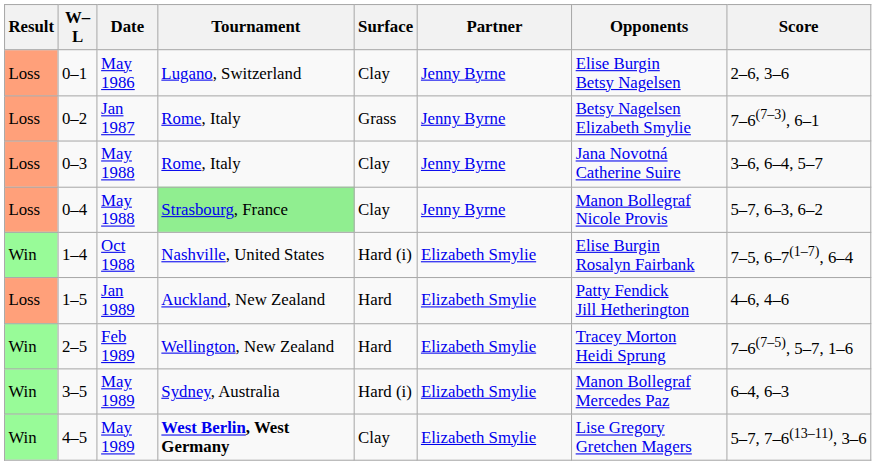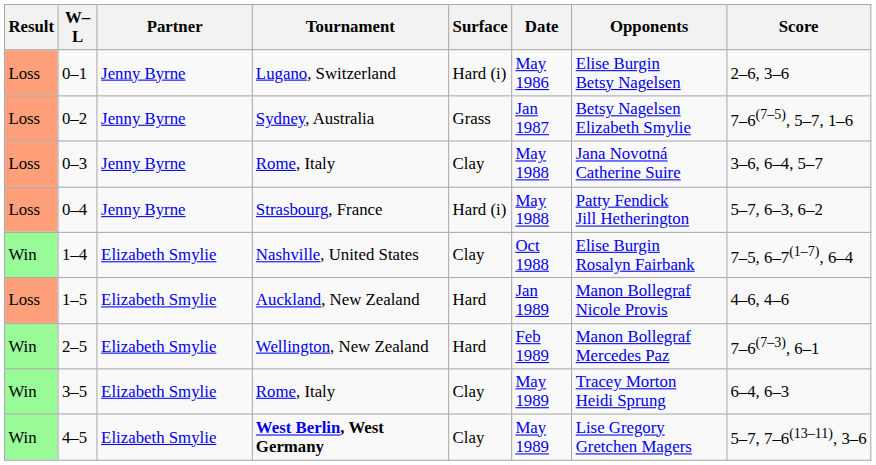columns swapped: (127, 27) <-> (494, 27)
(374, 72) Clay -> (479, 72) Hard (i)
(201, 118) Rome, Italy -> (315, 118) Sydney, Australia
(775, 118) 7–6(7–3), 6–1 -> (792, 118) 7–6(7–5), 5–7, 1–6
(225, 209) lightgreen background -> (319, 209) no background
(374, 209) Clay -> (479, 209) Hard (i)
(633, 209) Manon Bollegraf Nicole Provis -> (632, 209) Patty Fendick Jill Hetherington
(385, 254) Hard (i) -> (468, 254) Clay
(632, 300) Patty Fendick Jill Hetherington -> (633, 300) Manon Bollegraf Nicole Provis
(626, 346) Tracey Morton Heidi Sprung -> (633, 346) Manon Bollegraf Mercedes Paz
(792, 346) 7–6(7–5), 5–7, 1–6 -> (775, 346) 7–6(7–3), 6–1
(221, 391) Sydney, Australia -> (296, 391) Rome, Italy
(385, 391) Hard (i) -> (468, 391) Clay
(633, 391) Manon Bollegraf Mercedes Paz -> (626, 391) Tracey Morton Heidi Sprung
